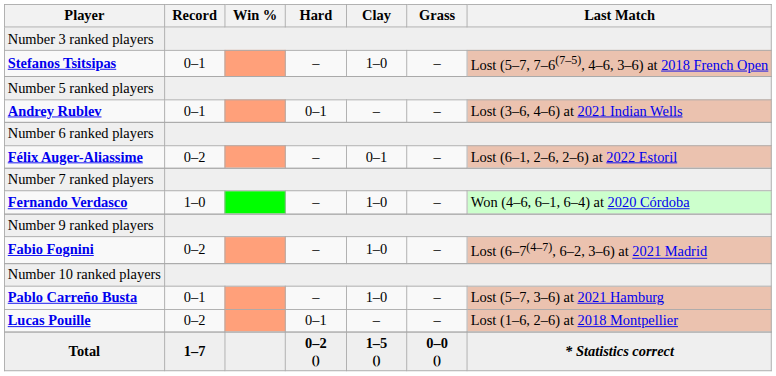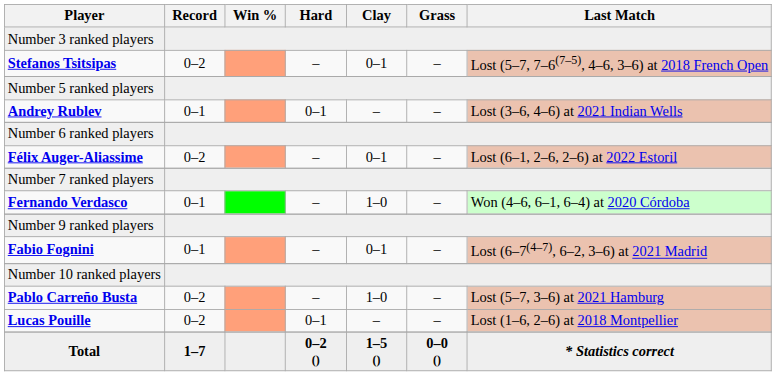(195, 63) 0–1 -> (195, 63) 0–2
(376, 63) 1–0 -> (376, 63) 0–1
(195, 202) 1–0 -> (195, 202) 0–1
(195, 250) 0–2 -> (195, 250) 0–1
(376, 250) 1–0 -> (376, 250) 0–1
(195, 297) 0–1 -> (195, 297) 0–2
